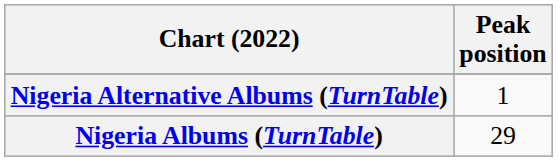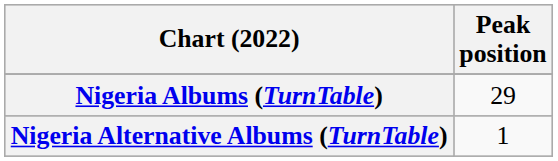rows swapped: (229, 135) <-> (229, 94)
